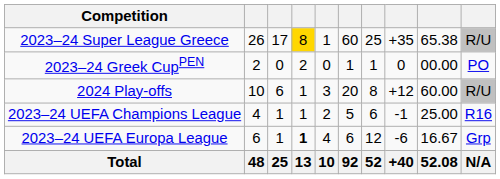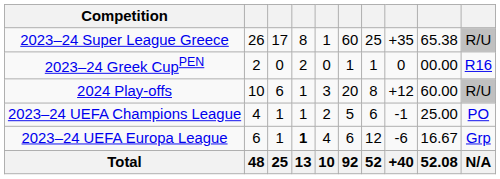(303, 39) gold background -> (303, 39) no background
(478, 65) PO -> (478, 65) R16
(478, 114) R16 -> (478, 114) PO
